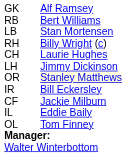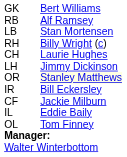(67, 9) Alf Ramsey -> (70, 9) Bert Williams
(70, 20) Bert Williams -> (67, 20) Alf Ramsey
